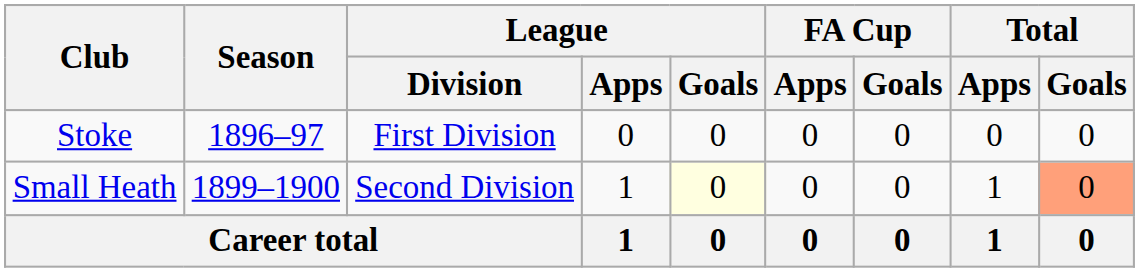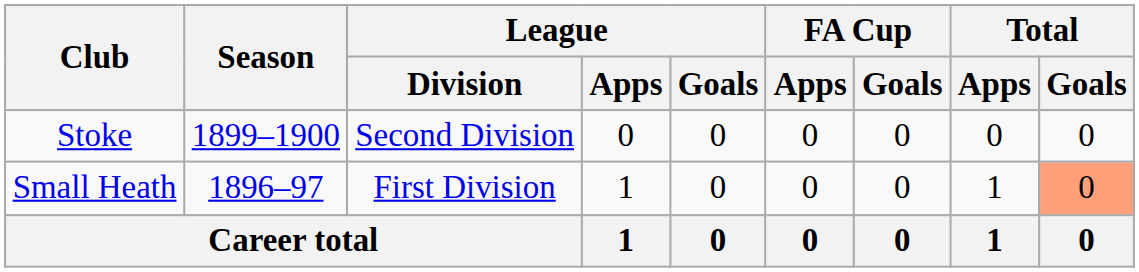(266, 135) 1896–97 -> (266, 135) 1899–1900
(465, 135) First Division -> (465, 135) Second Division
(266, 187) 1899–1900 -> (266, 187) 1896–97
(465, 187) Second Division -> (465, 187) First Division
(718, 187) lightyellow background -> (718, 187) no background
